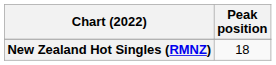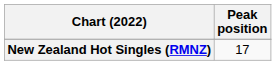(242, 49) 18 -> (242, 49) 17
